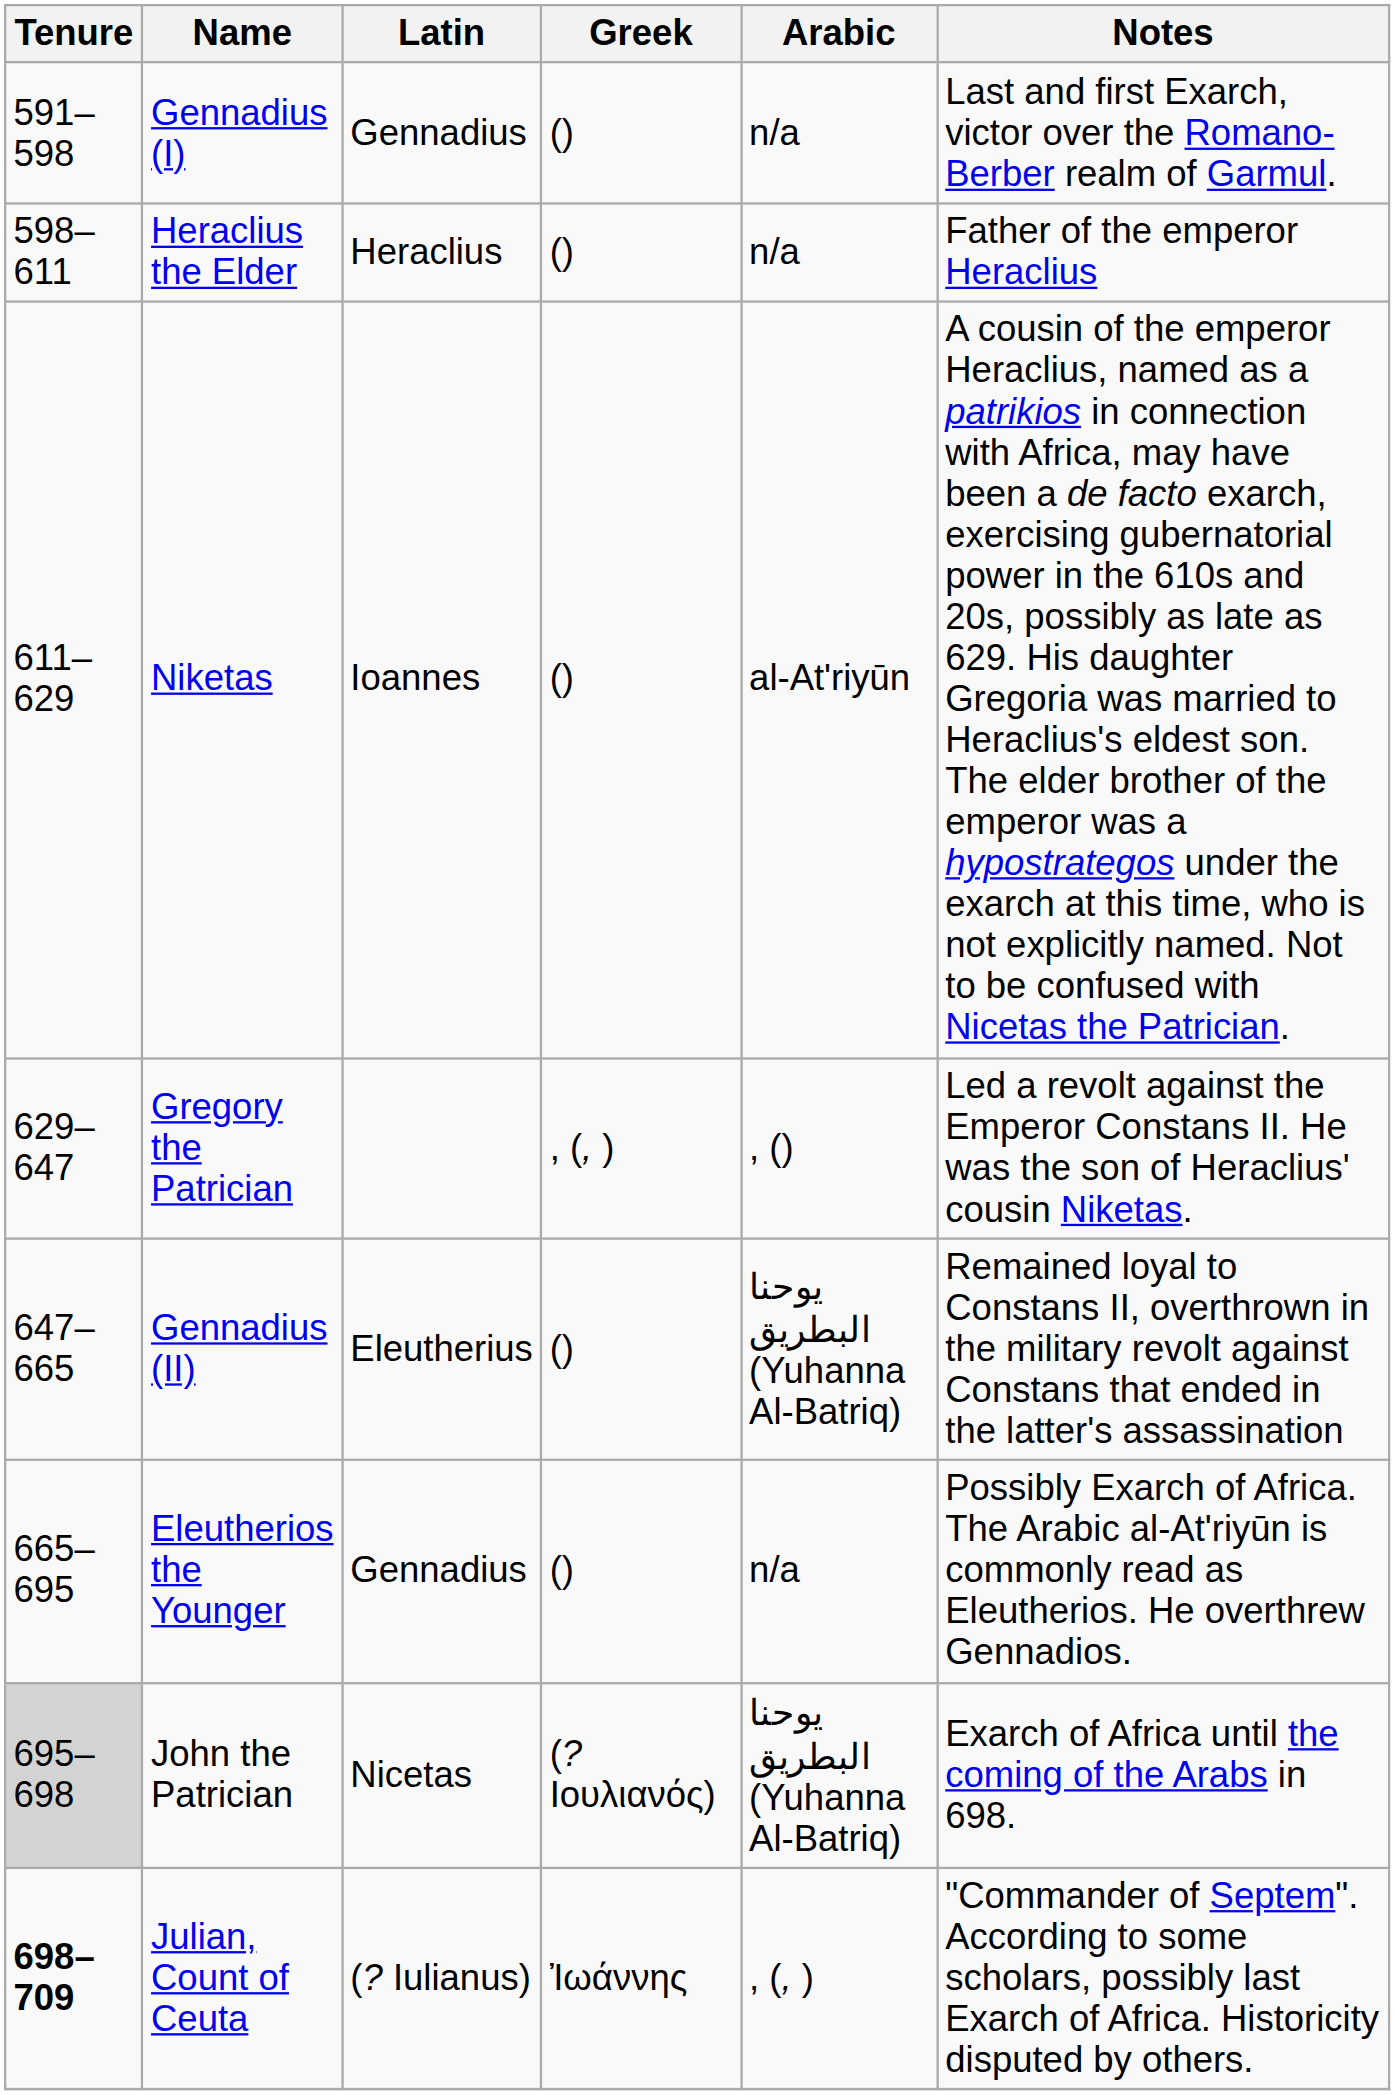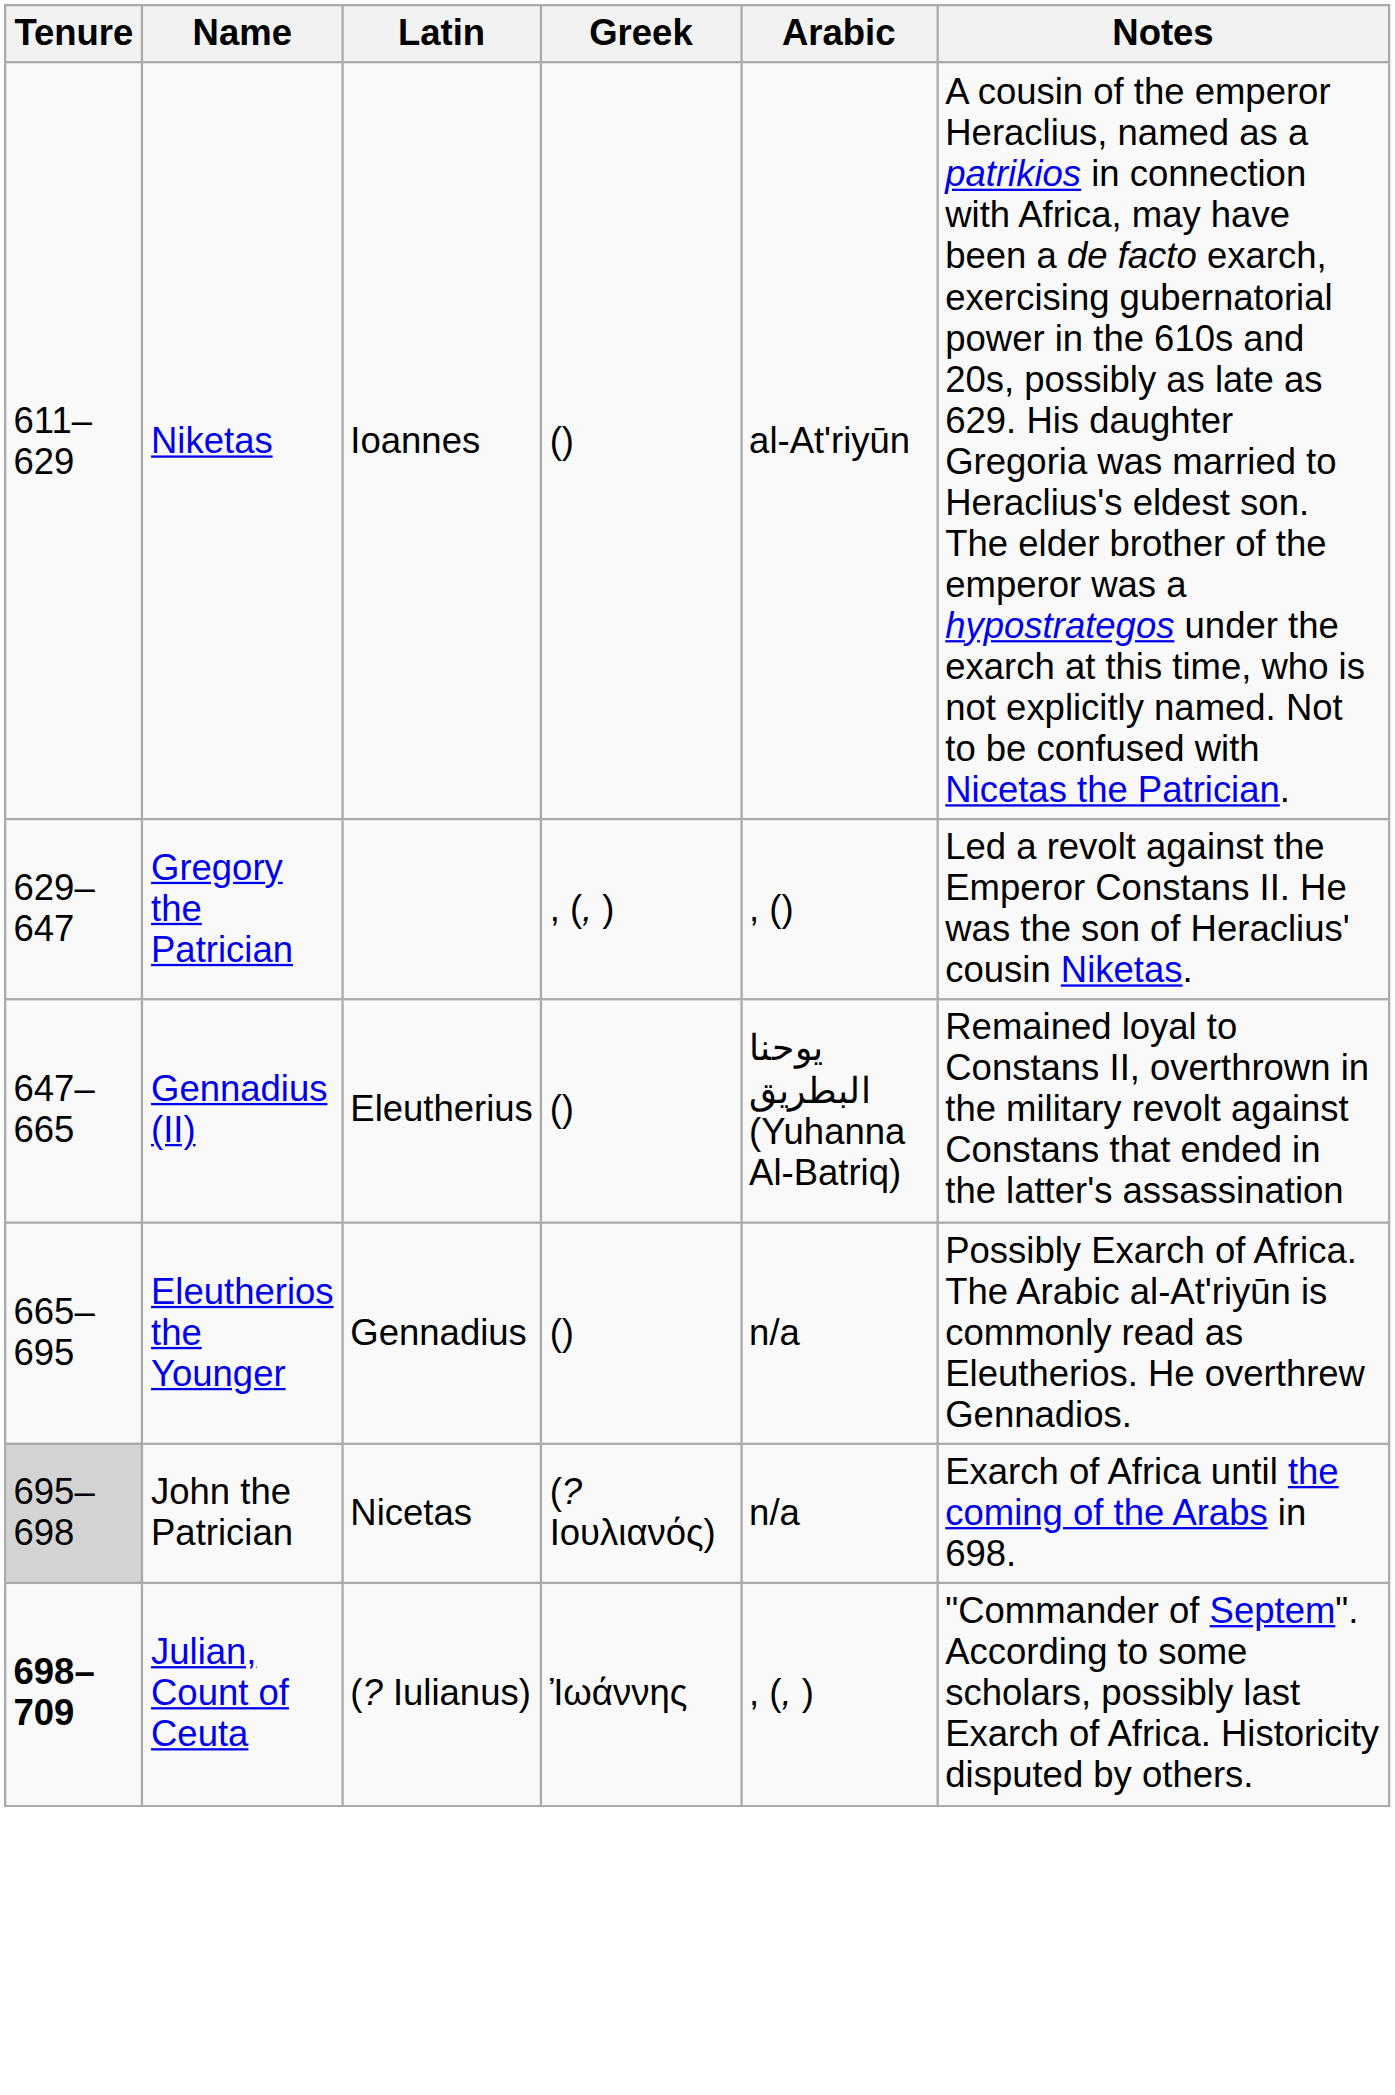- row: (239, 132)
- row: (227, 251)
(827, 1775) يوحنا البطريق (Yuhanna Al-Batriq) -> (774, 1512) n/a
